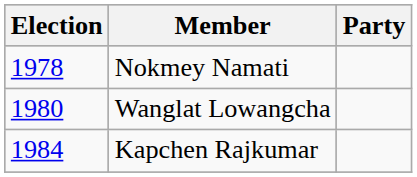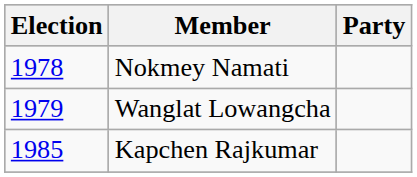(37, 108) 1980 -> (37, 108) 1979
(37, 150) 1984 -> (37, 150) 1985
